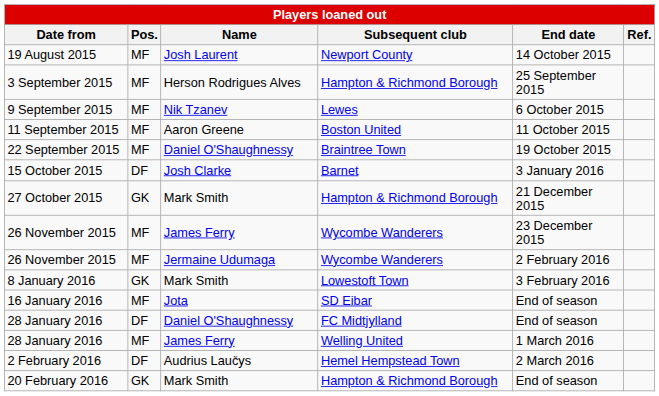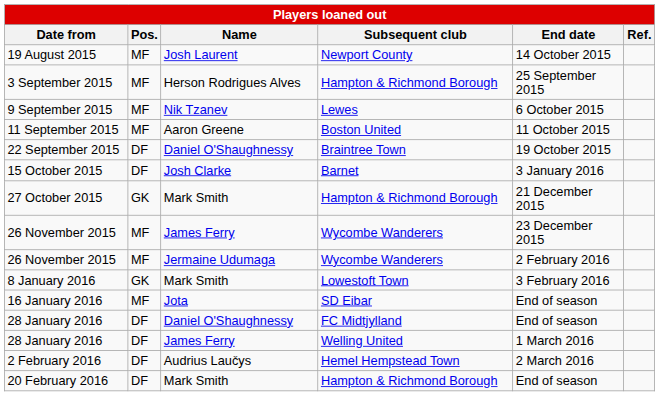(140, 150) MF -> (139, 150) DF
(140, 341) MF -> (139, 341) DF
(140, 381) GK -> (139, 381) DF
